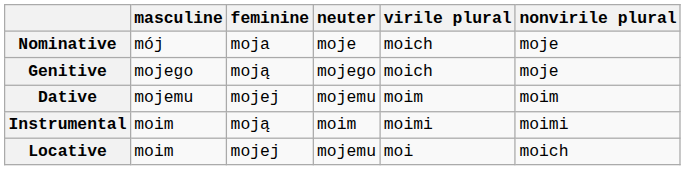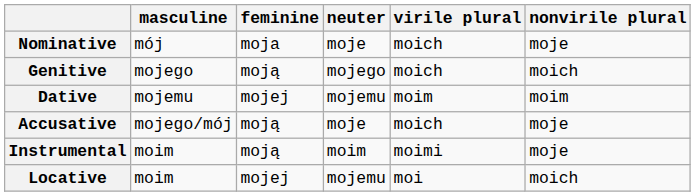(539, 71) moje -> (554, 71) moich
+ row: (68, 125)
(544, 125) moimi -> (549, 151) moje
